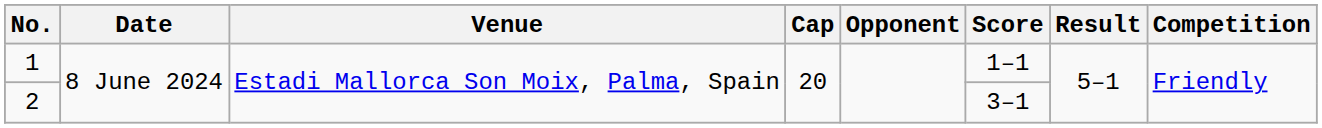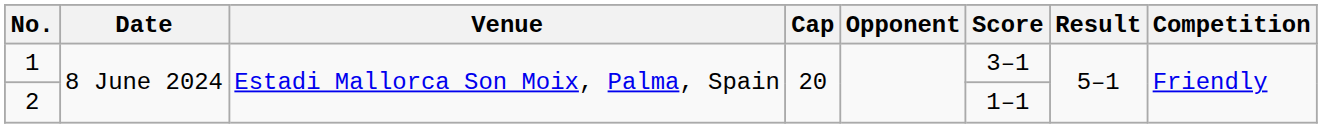(1008, 63) 1–1 -> (1008, 63) 3–1
(1008, 102) 3–1 -> (1008, 102) 1–1
